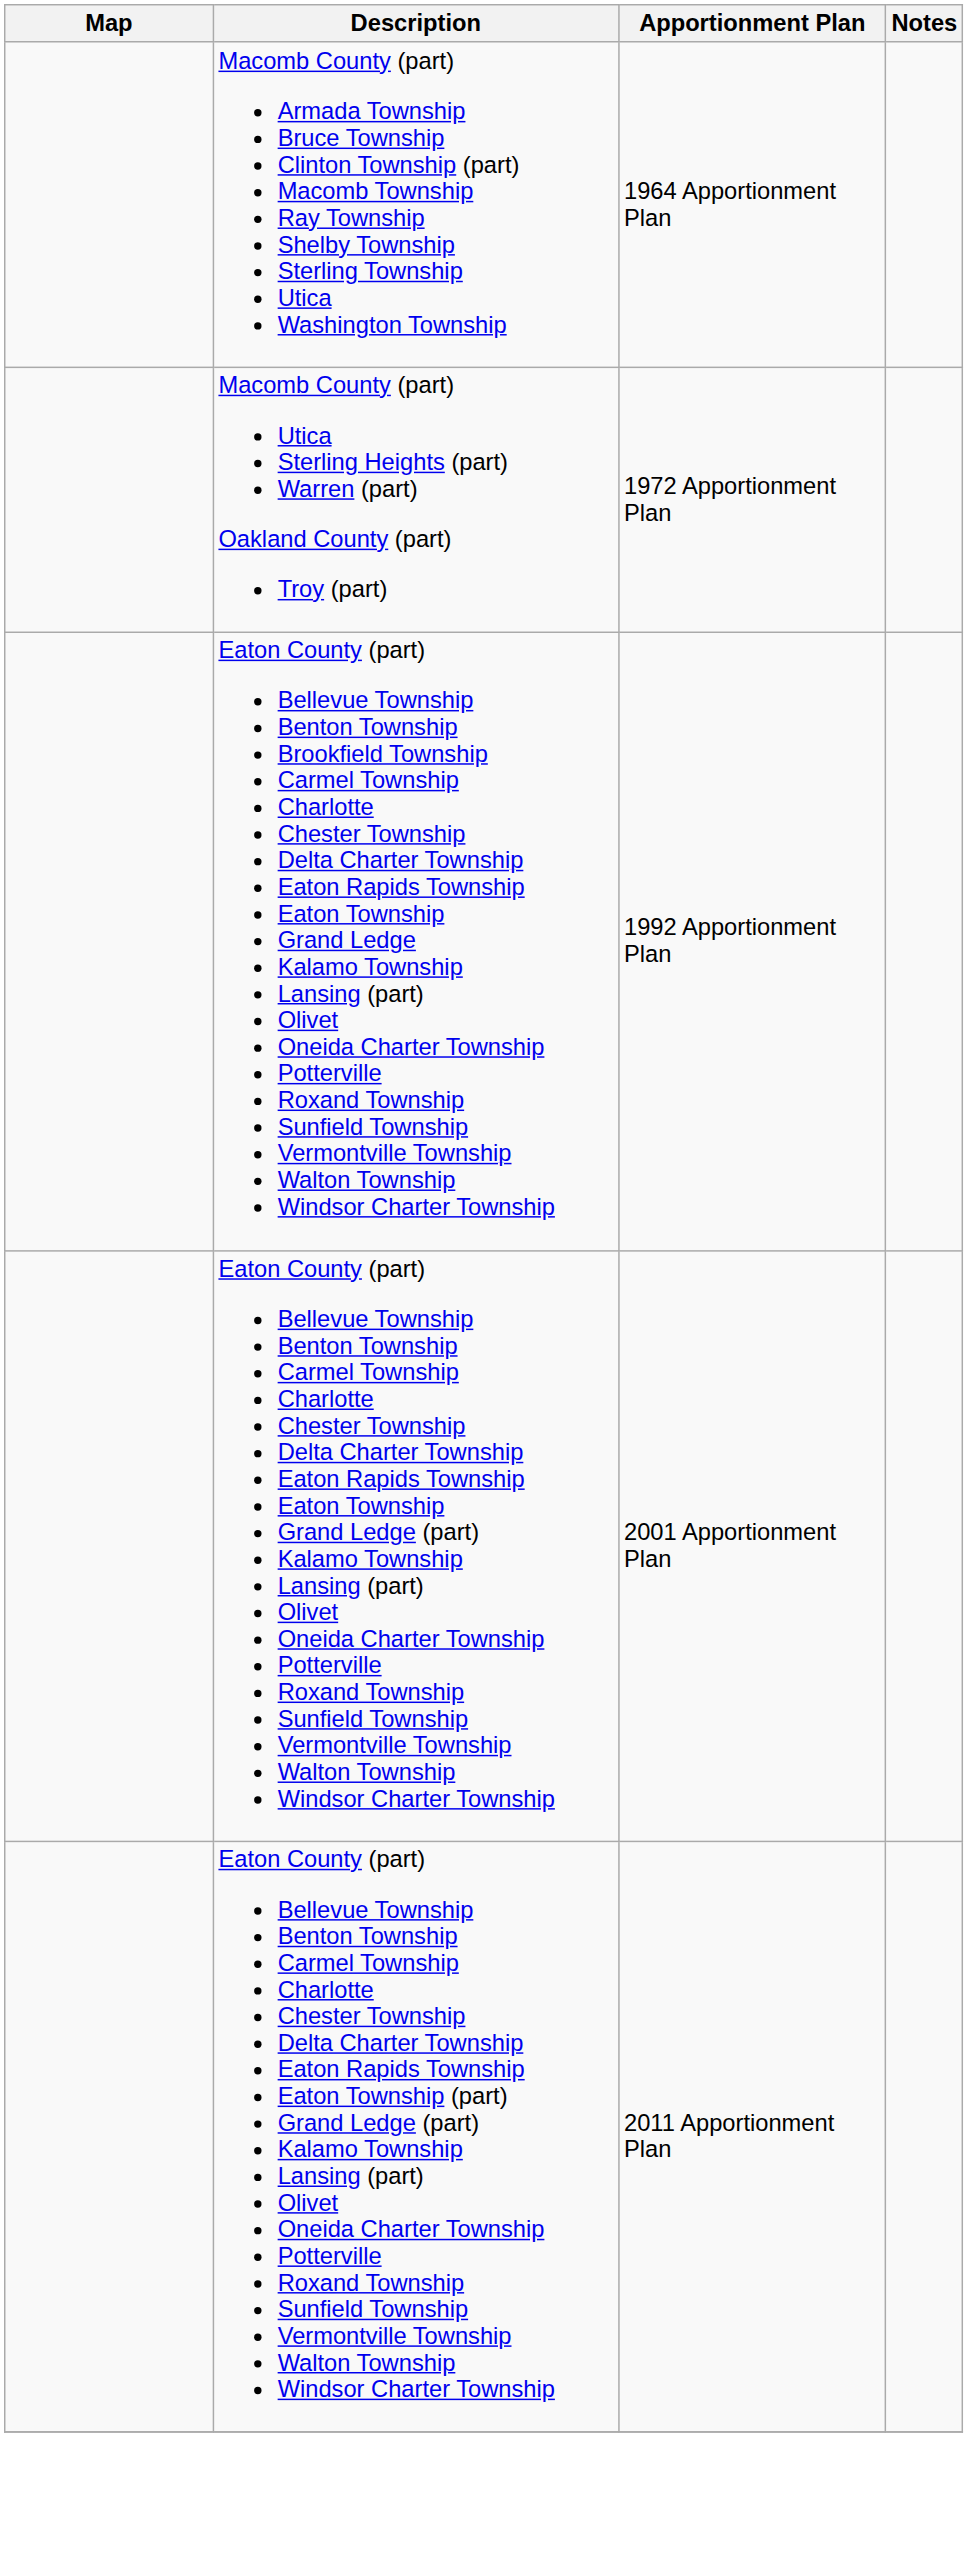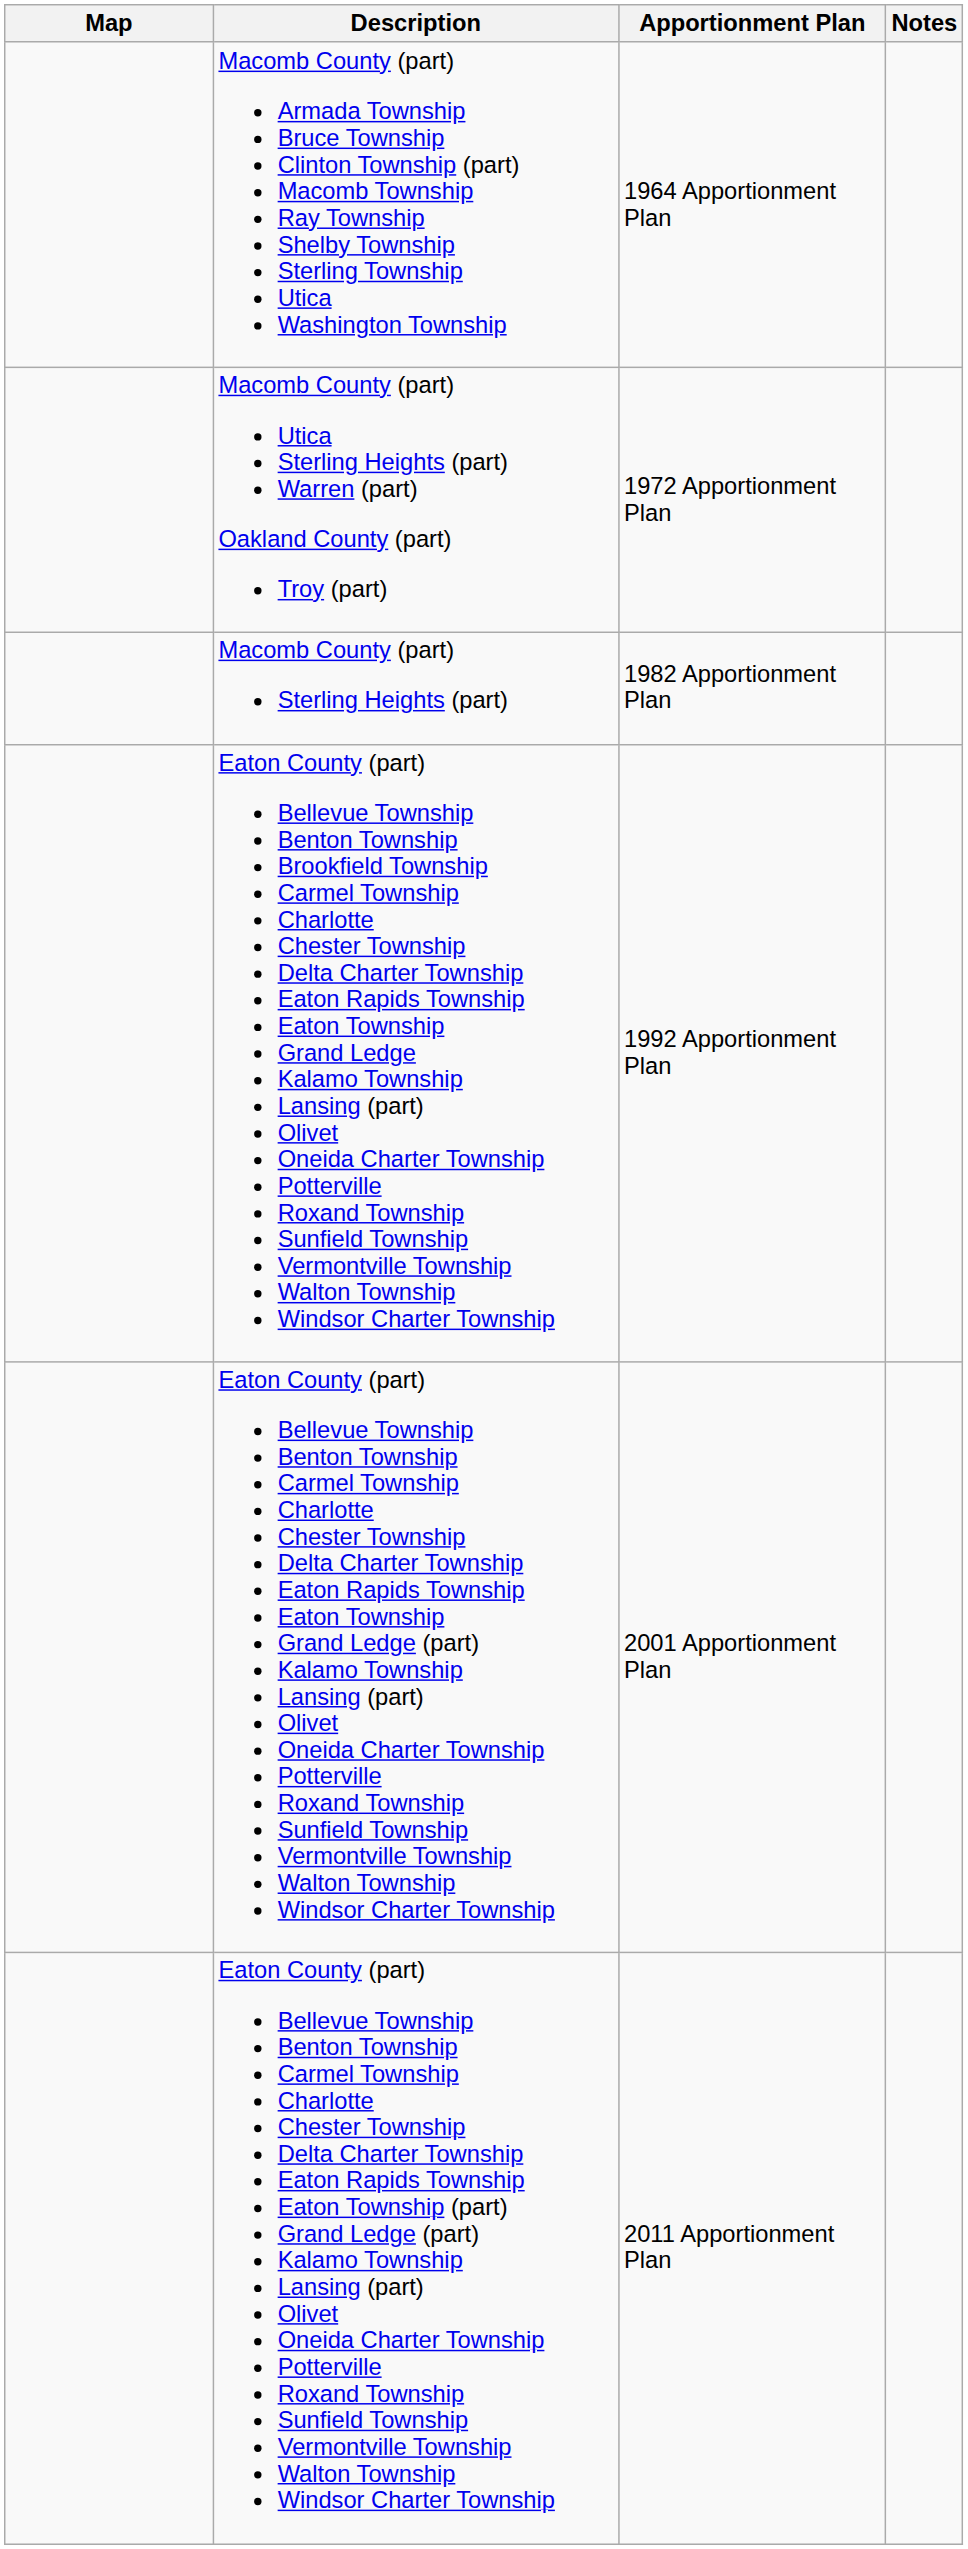+ row: (416, 676)
